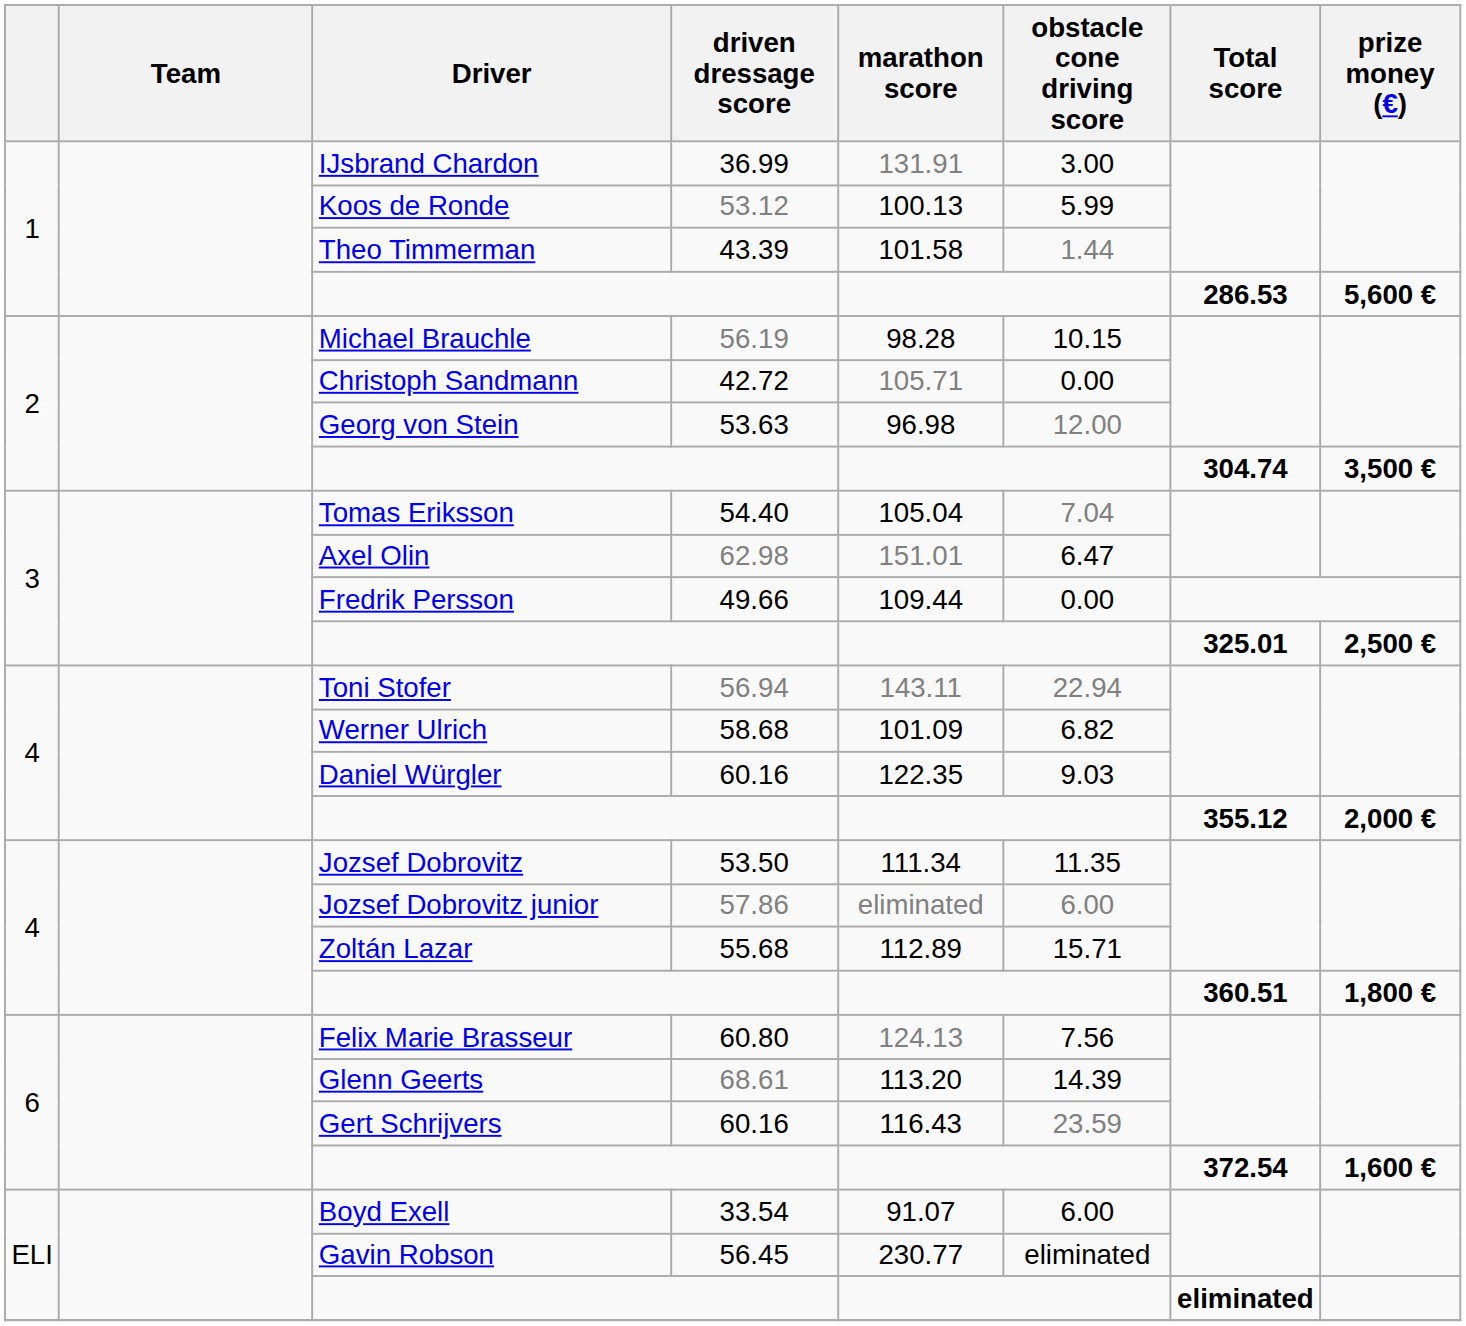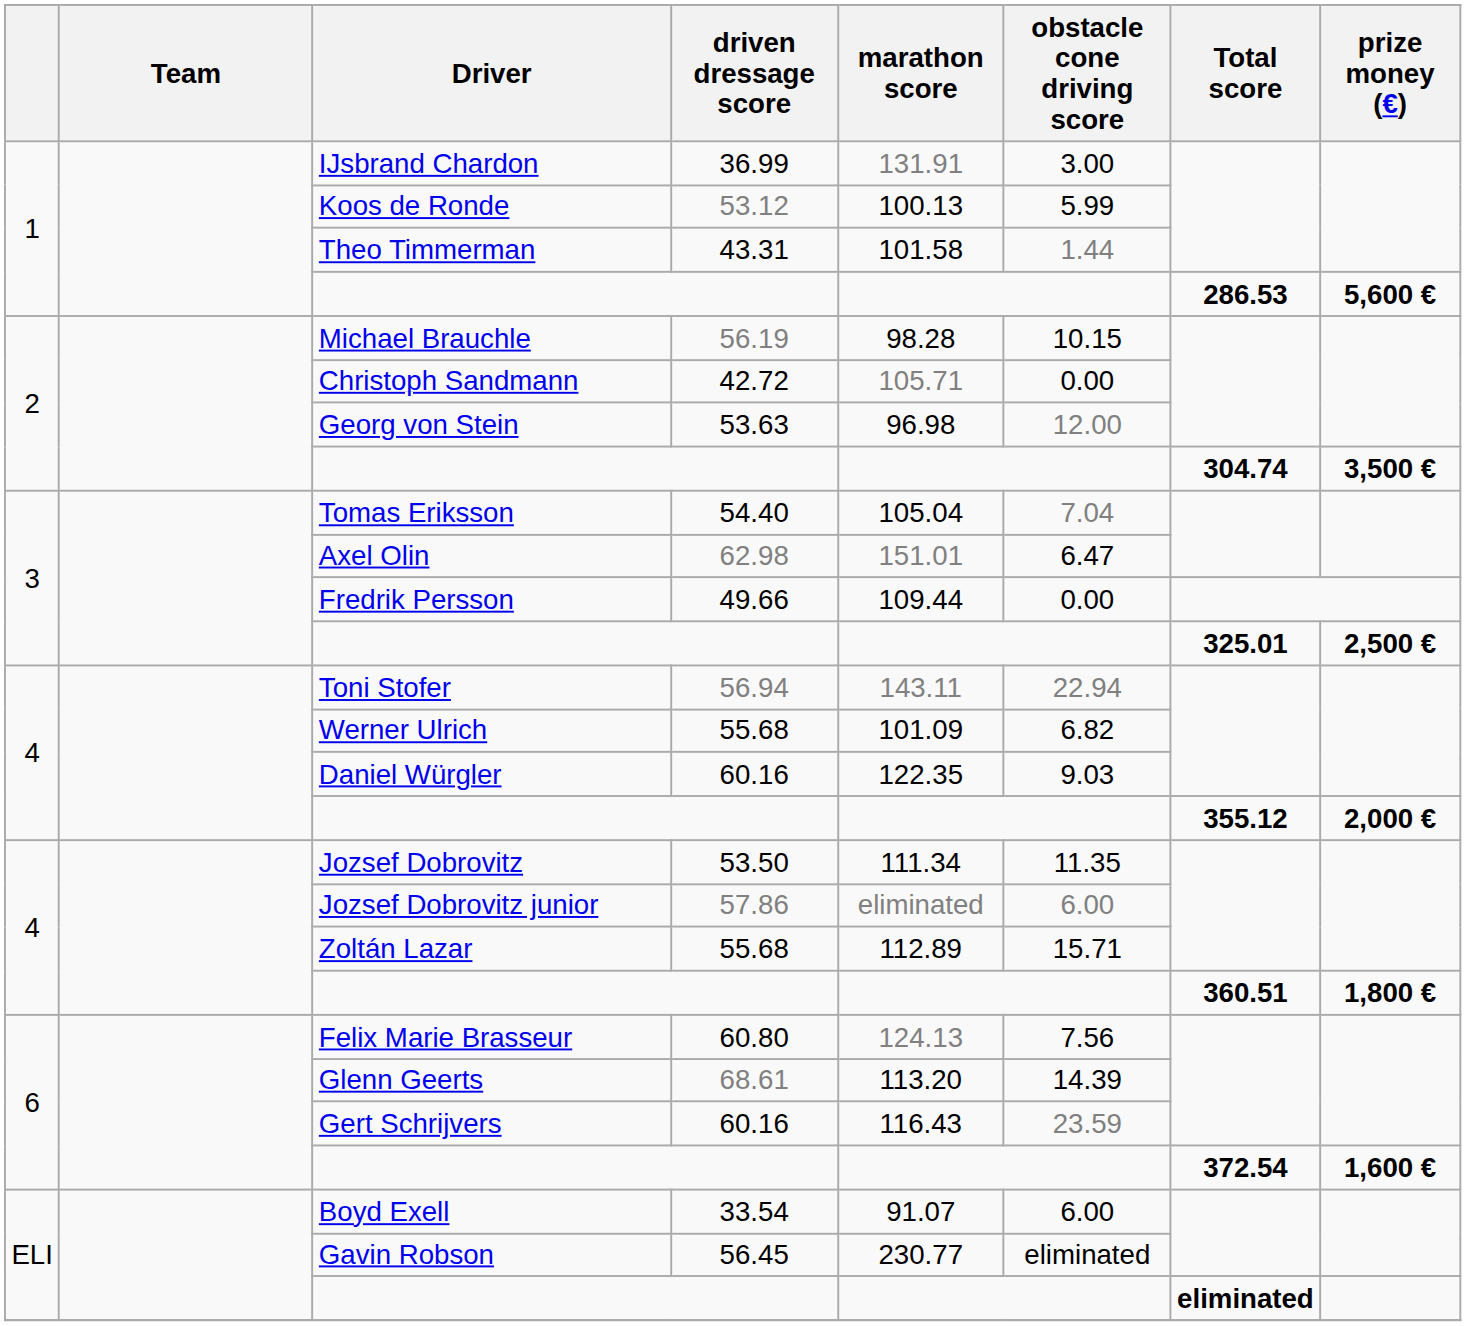(754, 250) 43.39 -> (754, 250) 43.31
(754, 731) 58.68 -> (754, 731) 55.68
